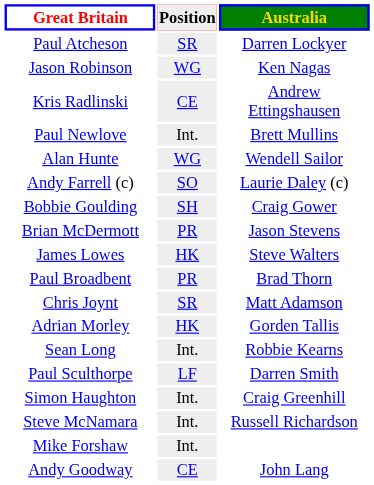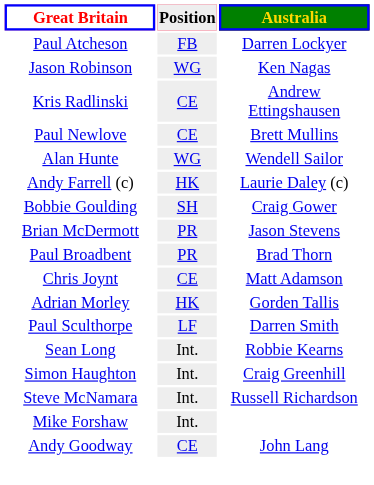(187, 43) SR -> (187, 43) FB
(187, 134) Int. -> (187, 134) CE
(187, 182) SO -> (187, 182) HK
- row: (80, 254)
(187, 302) SR -> (187, 278) CE
rows swapped: (80, 374) <-> (80, 350)
